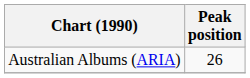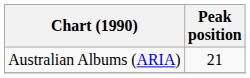(215, 60) 26 -> (215, 60) 21
